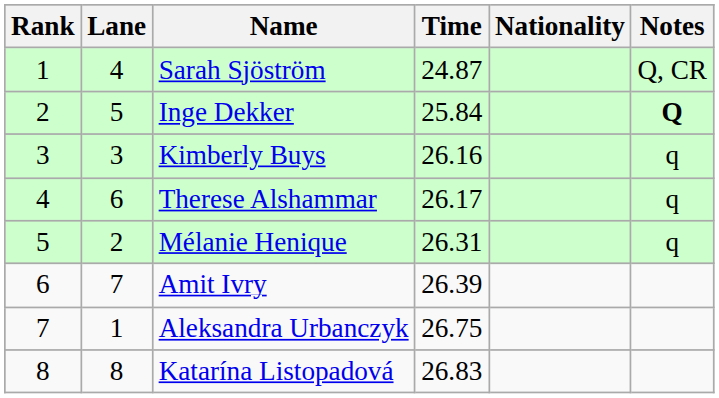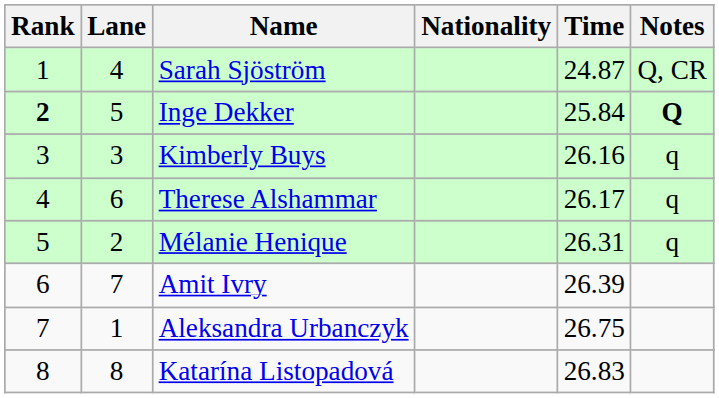columns swapped: (560, 26) <-> (452, 26)
(43, 112) normal -> (43, 112) bold
